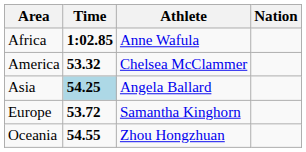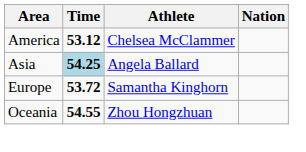- row: (27, 40)
(84, 64) 53.32 -> (84, 40) 53.12
